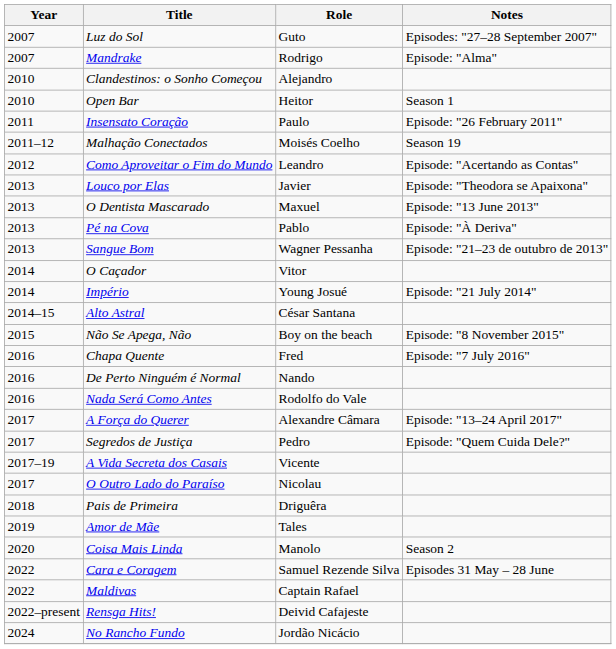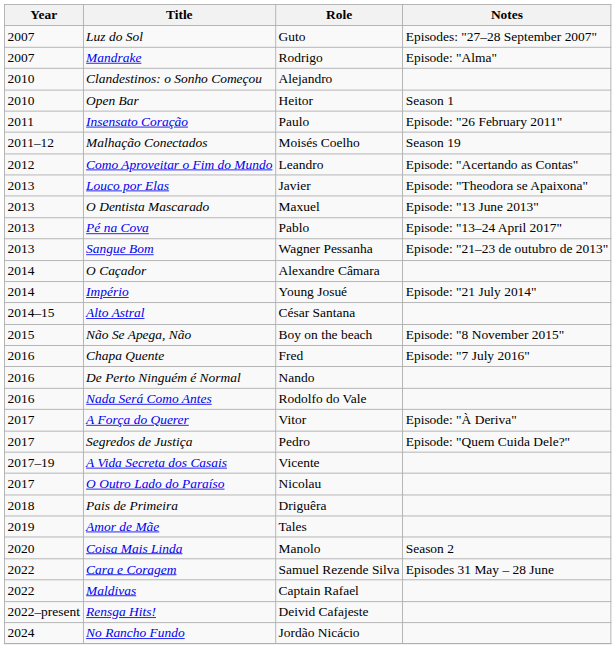(461, 228) Episode: "À Deriva" -> (484, 228) Episode: "13–24 April 2017"
(292, 270) Vitor -> (329, 270) Alexandre Câmara
(329, 420) Alexandre Câmara -> (292, 420) Vitor
(484, 420) Episode: "13–24 April 2017" -> (461, 420) Episode: "À Deriva"
